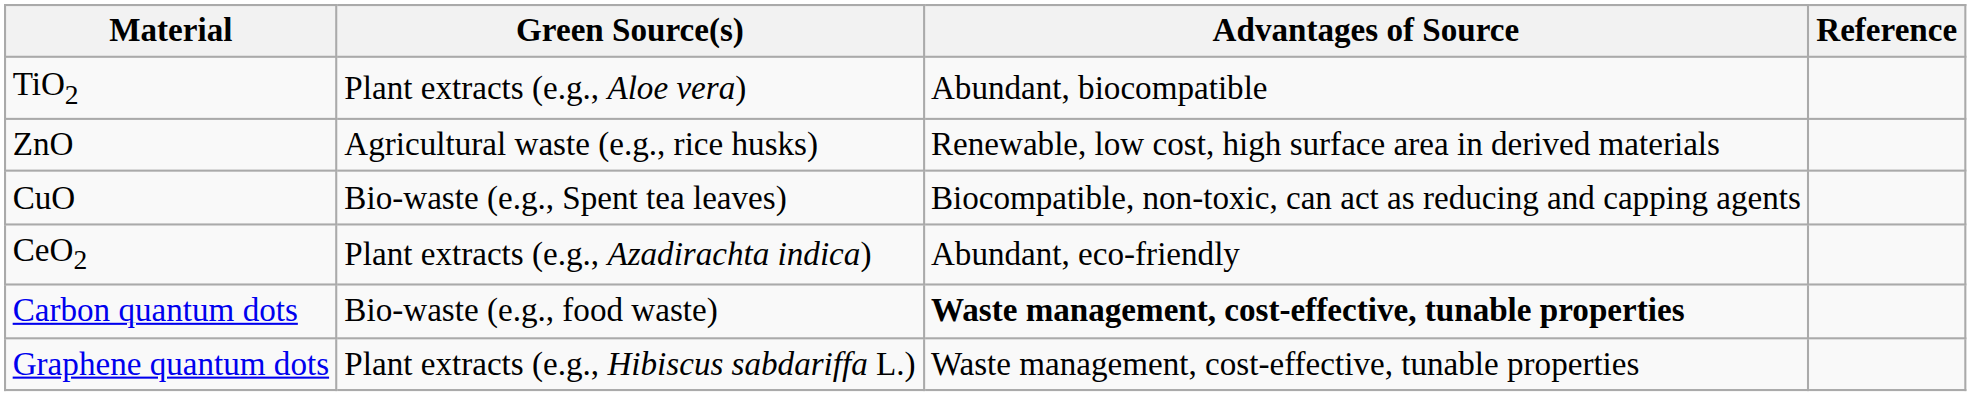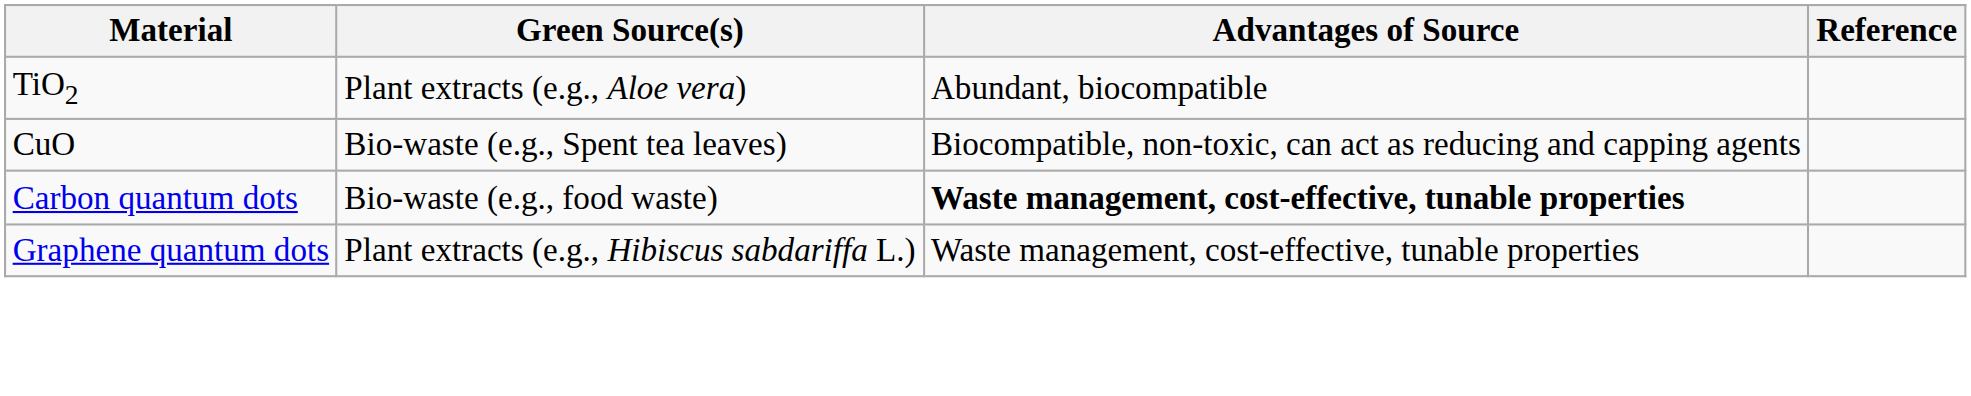- row: (43, 144)
- row: (50, 253)
